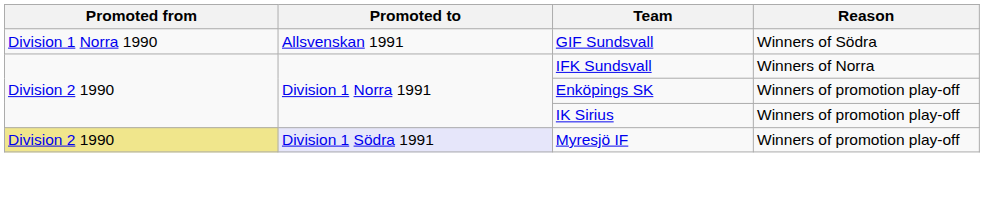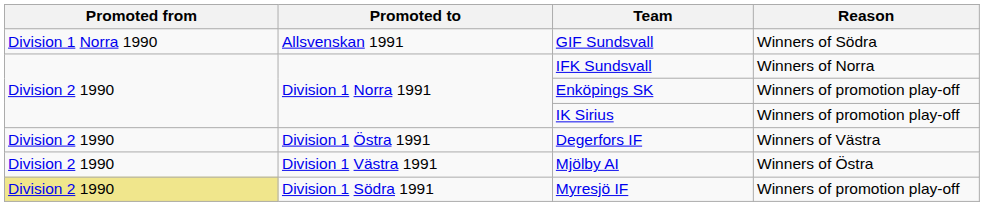+ row: (599, 139)
+ row: (587, 164)
(358, 139) lavender background -> (358, 189) no background
